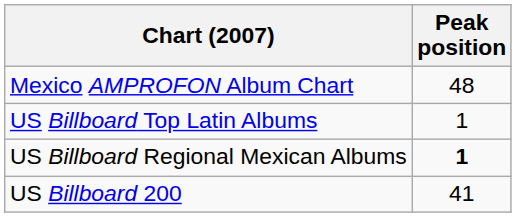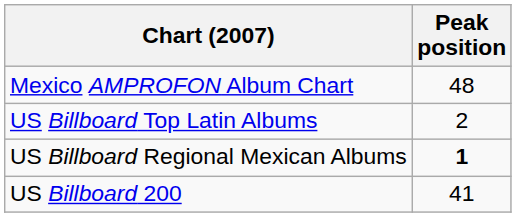(462, 120) 1 -> (462, 120) 2
